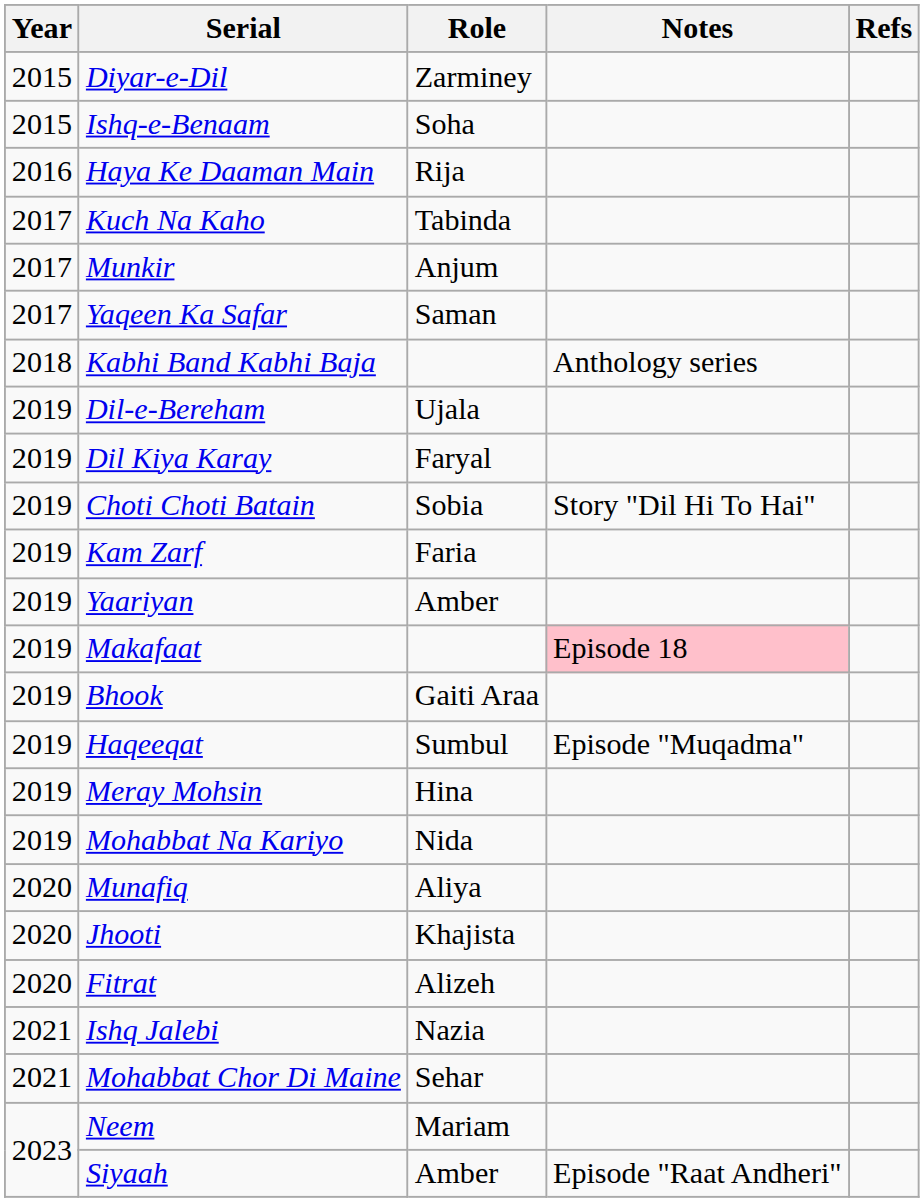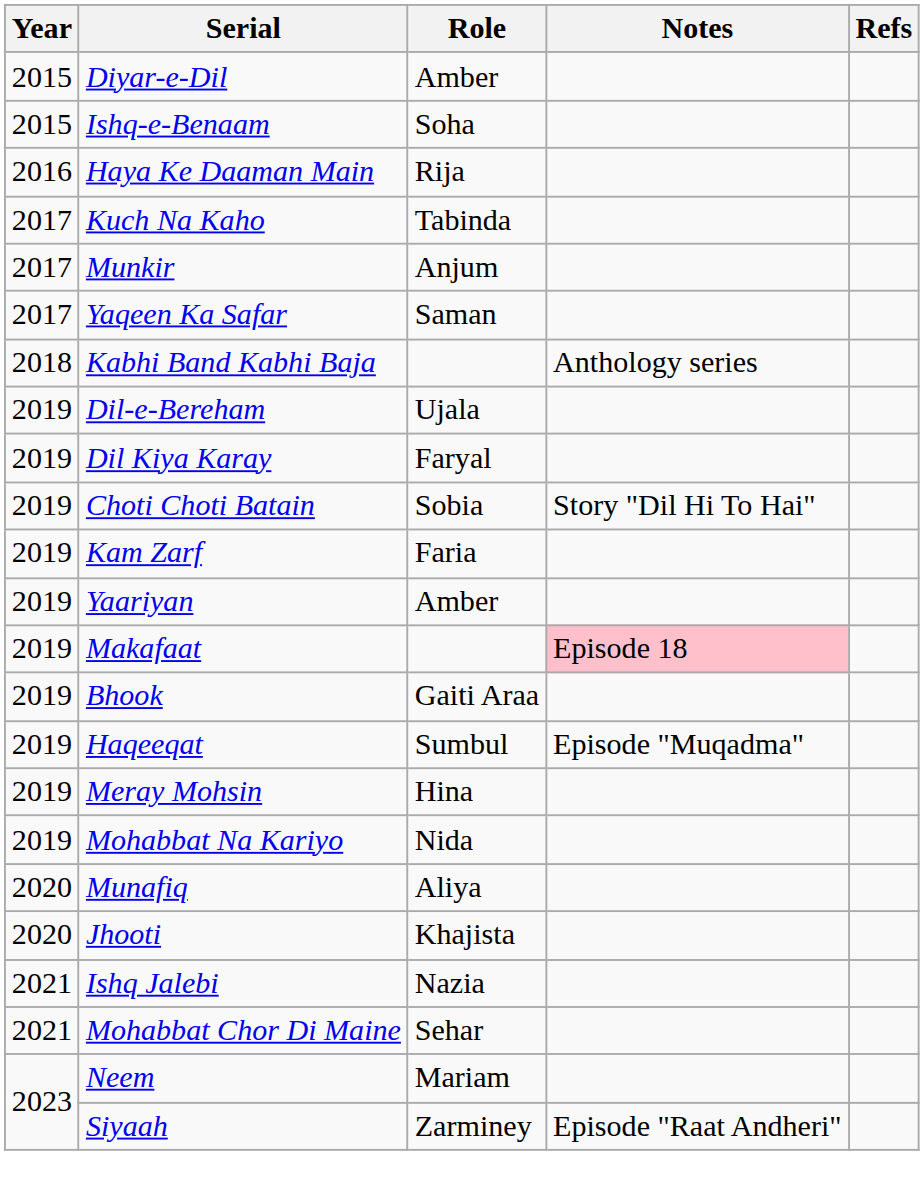(473, 76) Zarminey -> (457, 76) Amber
- row: (121, 982)
(457, 1173) Amber -> (473, 1125) Zarminey
